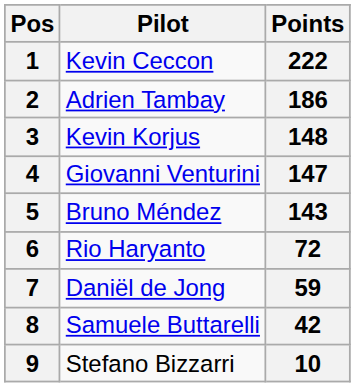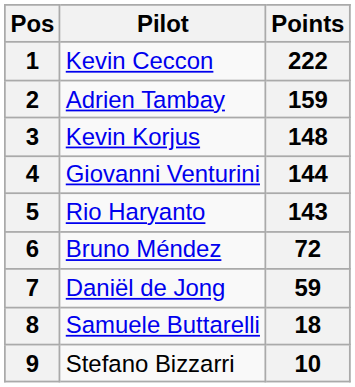(308, 99) 186 -> (308, 99) 159
(308, 174) 147 -> (308, 174) 144
(144, 212) Bruno Méndez -> (136, 212) Rio Haryanto
(136, 250) Rio Haryanto -> (144, 250) Bruno Méndez
(308, 325) 42 -> (308, 325) 18
